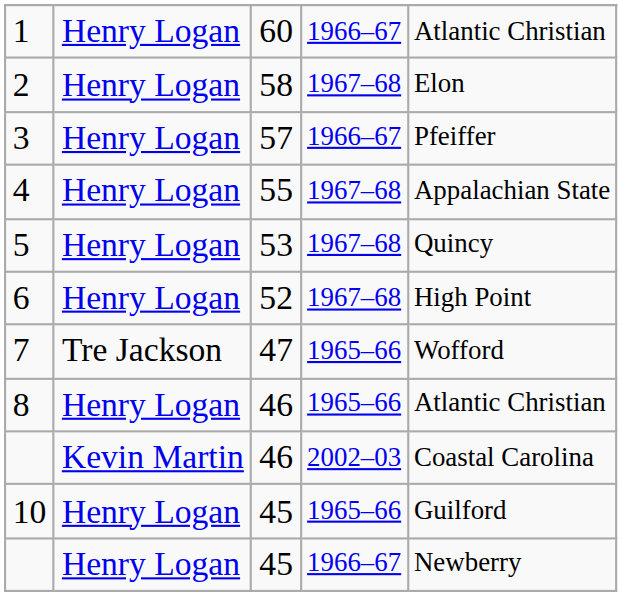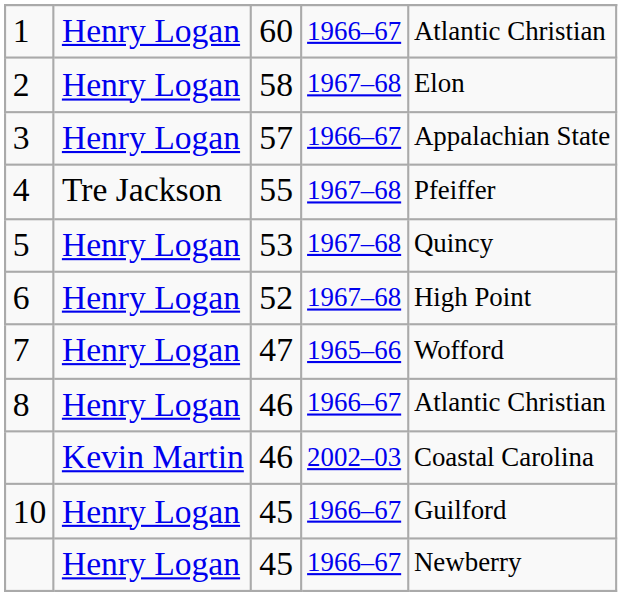(455, 137) Pfeiffer -> (512, 137) Appalachian State
(151, 191) Henry Logan -> (142, 191) Tre Jackson
(512, 191) Appalachian State -> (455, 191) Pfeiffer
(142, 350) Tre Jackson -> (151, 350) Henry Logan
(354, 404) 1965–66 -> (354, 404) 1966–67
(354, 510) 1965–66 -> (354, 510) 1966–67
